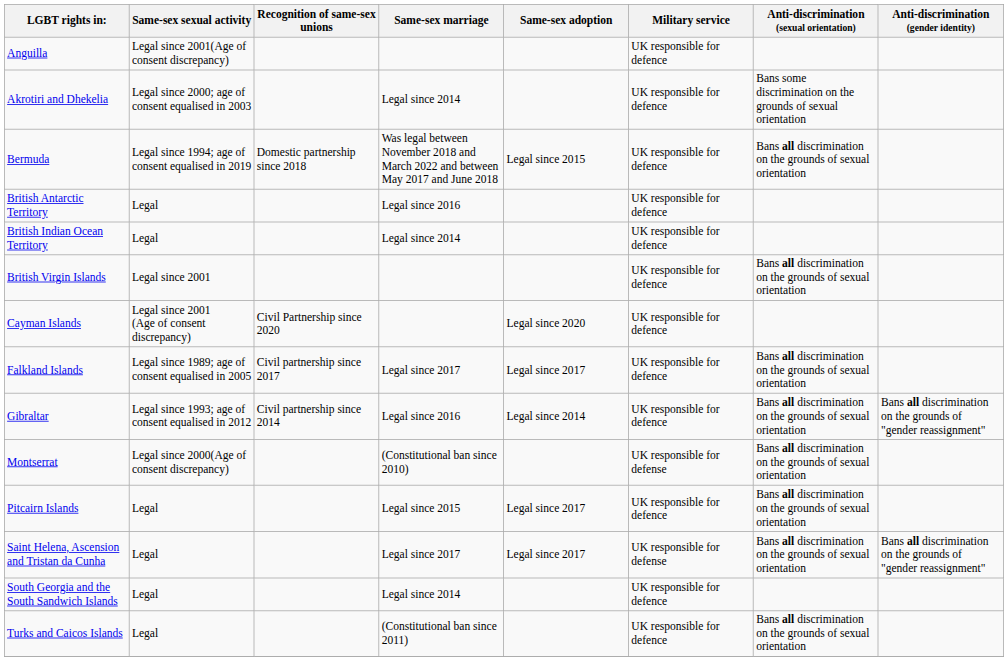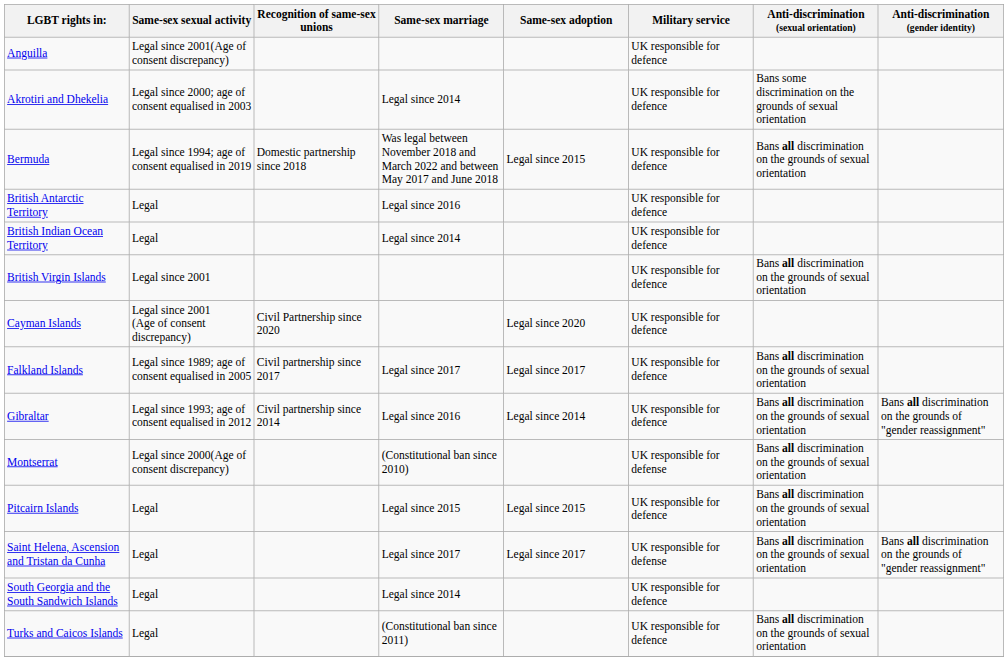(546, 508) Legal since 2017 -> (546, 508) Legal since 2015
